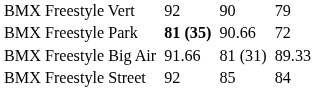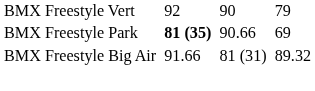(283, 33) 72 -> (283, 33) 69
(293, 55) 89.33 -> (293, 55) 89.32
- row: (75, 77)
